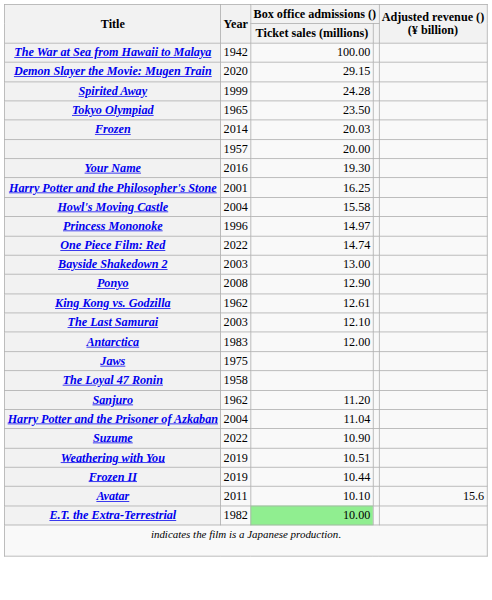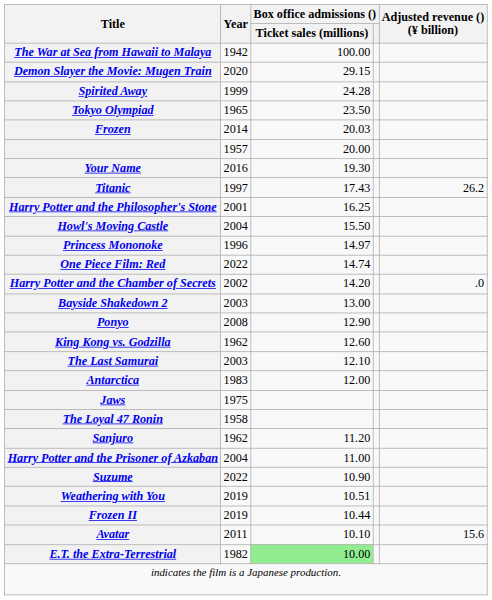+ row: (113, 187)
(357, 206) 15.58 -> (357, 226) 15.50
+ row: (113, 284)
(357, 303) 12.61 -> (357, 341) 12.60
(357, 419) 11.04 -> (357, 457) 11.00
